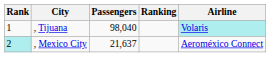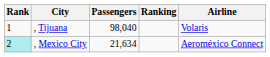(194, 28) paleturquoise background -> (194, 28) no background
(123, 44) 21,637 -> (123, 44) 21,634
